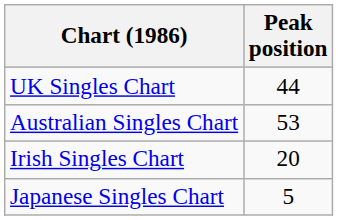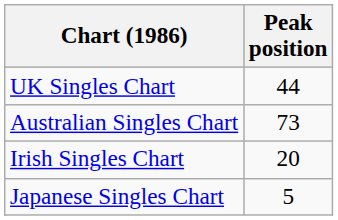(288, 122) 53 -> (288, 122) 73
